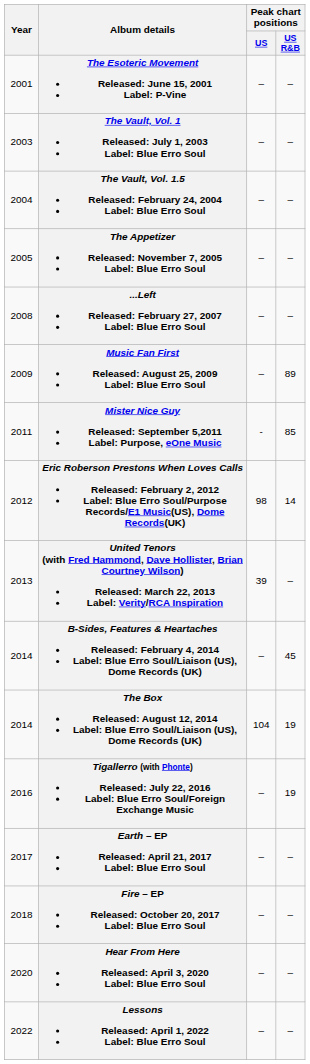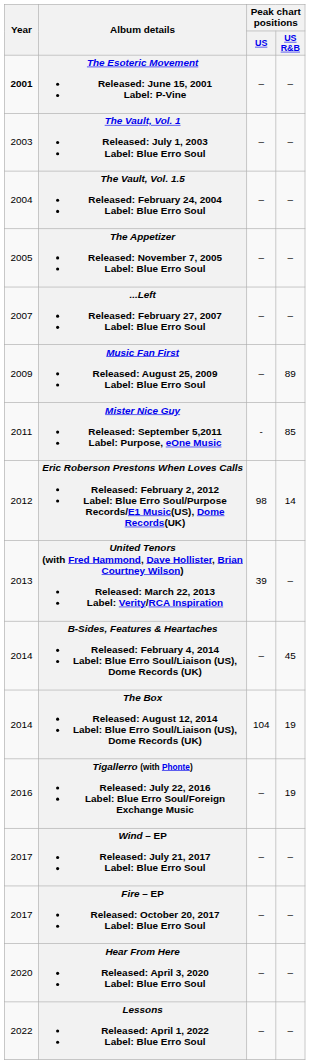(21, 84) normal -> (21, 84) bold
(21, 315) 2008 -> (21, 315) 2007
- row: (143, 852)
+ row: (143, 852)
(21, 915) 2018 -> (21, 915) 2017
